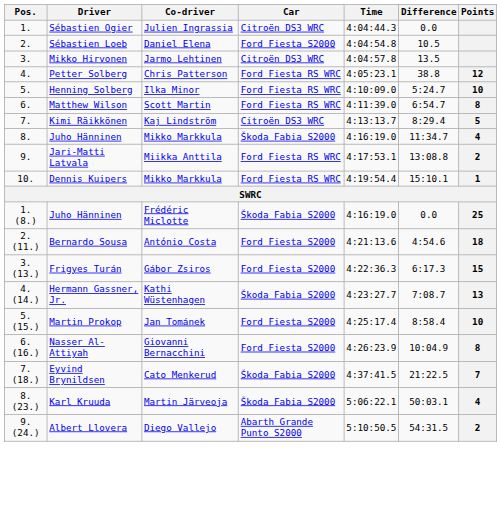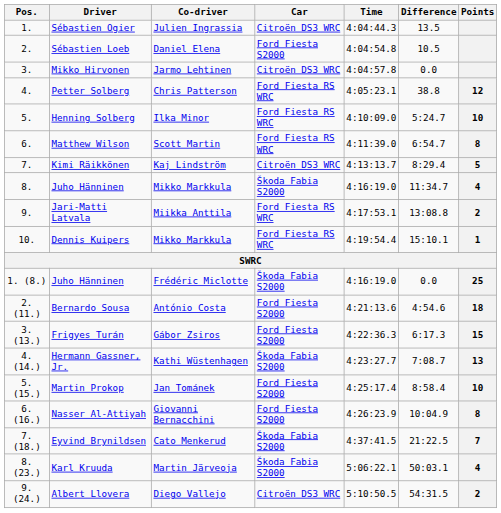(429, 27) 0.0 -> (429, 27) 13.5
(429, 58) 13.5 -> (429, 69) 0.0
(277, 427) Abarth Grande Punto S2000 -> (299, 494) Citroën DS3 WRC
